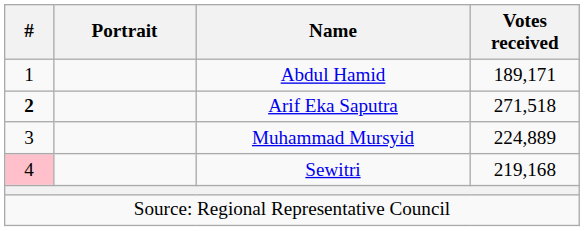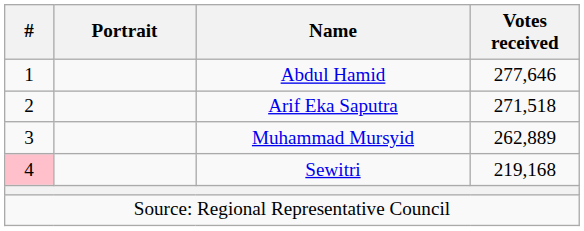(525, 74) 189,171 -> (525, 74) 277,646
(29, 106) bold -> (29, 106) normal
(525, 138) 224,889 -> (525, 138) 262,889
